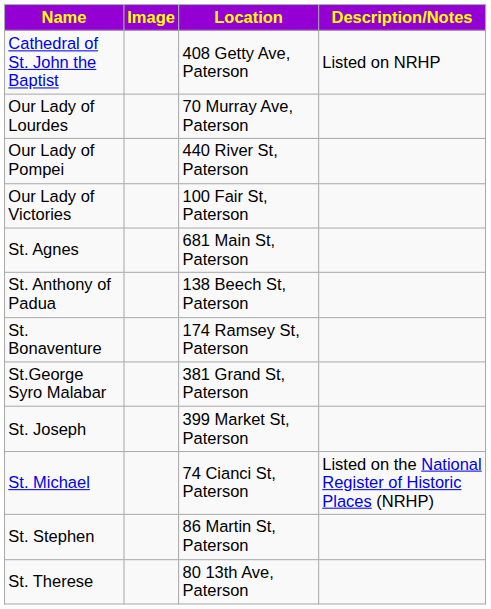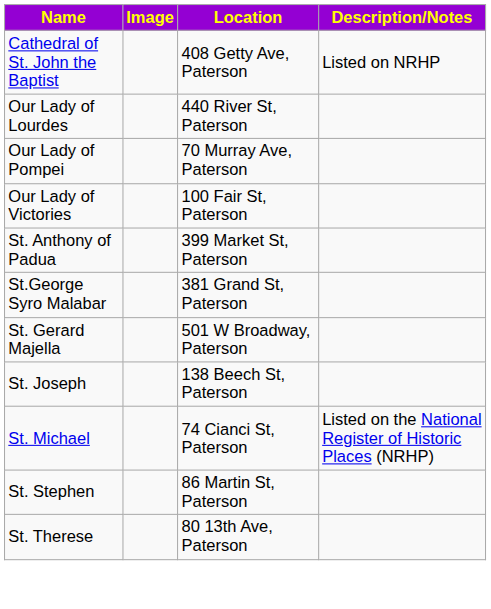(238, 116) 70 Murray Ave, Paterson -> (229, 116) 440 River St, Paterson
(230, 160) 440 River St, Paterson -> (237, 160) 70 Murray Ave, Paterson
- row: (44, 250)
(234, 294) 138 Beech St, Paterson -> (235, 250) 399 Market St, Paterson
- row: (55, 339)
+ row: (46, 339)
(236, 428) 399 Market St, Paterson -> (233, 384) 138 Beech St, Paterson
